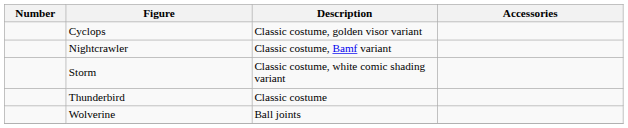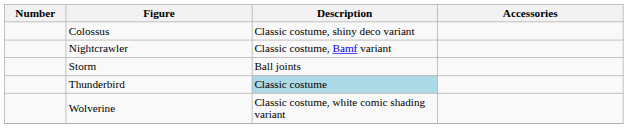+ row: (89, 31)
- row: (87, 31)
(340, 72) Classic costume, white comic shading variant -> (278, 66) Ball joints
(291, 97) no background -> (291, 84) lightblue background
(278, 114) Ball joints -> (340, 108) Classic costume, white comic shading variant
